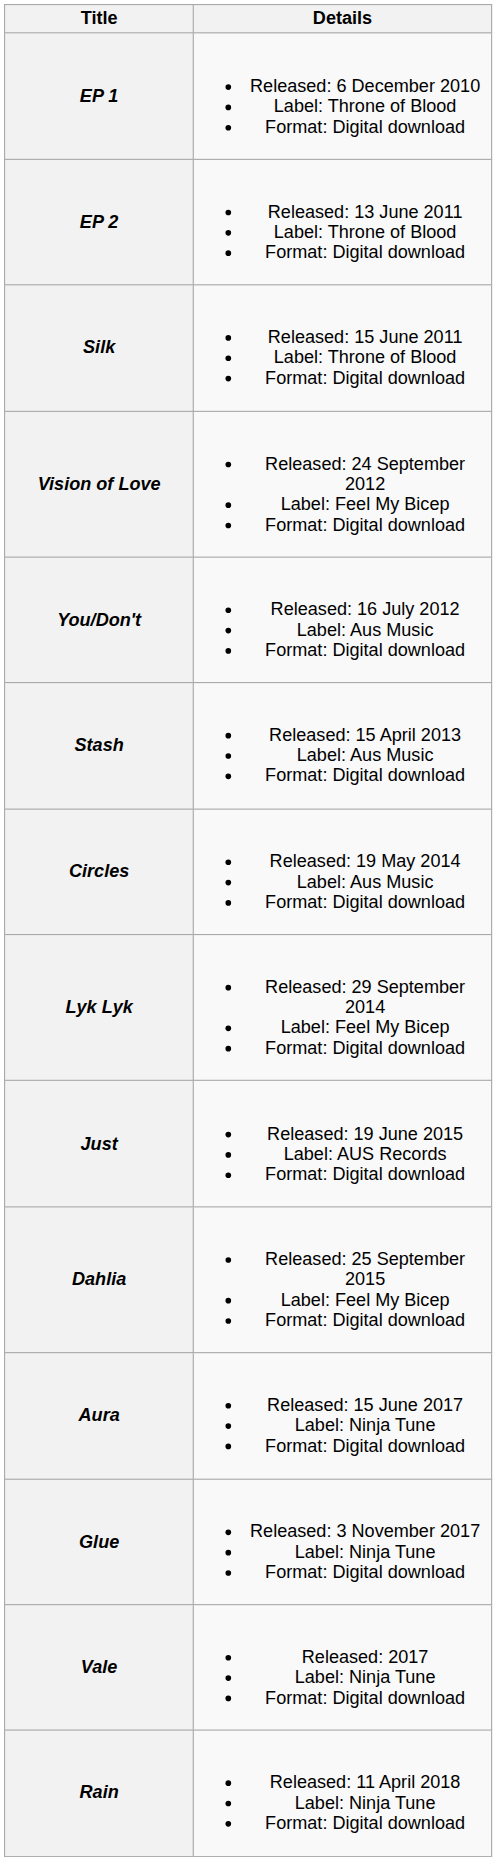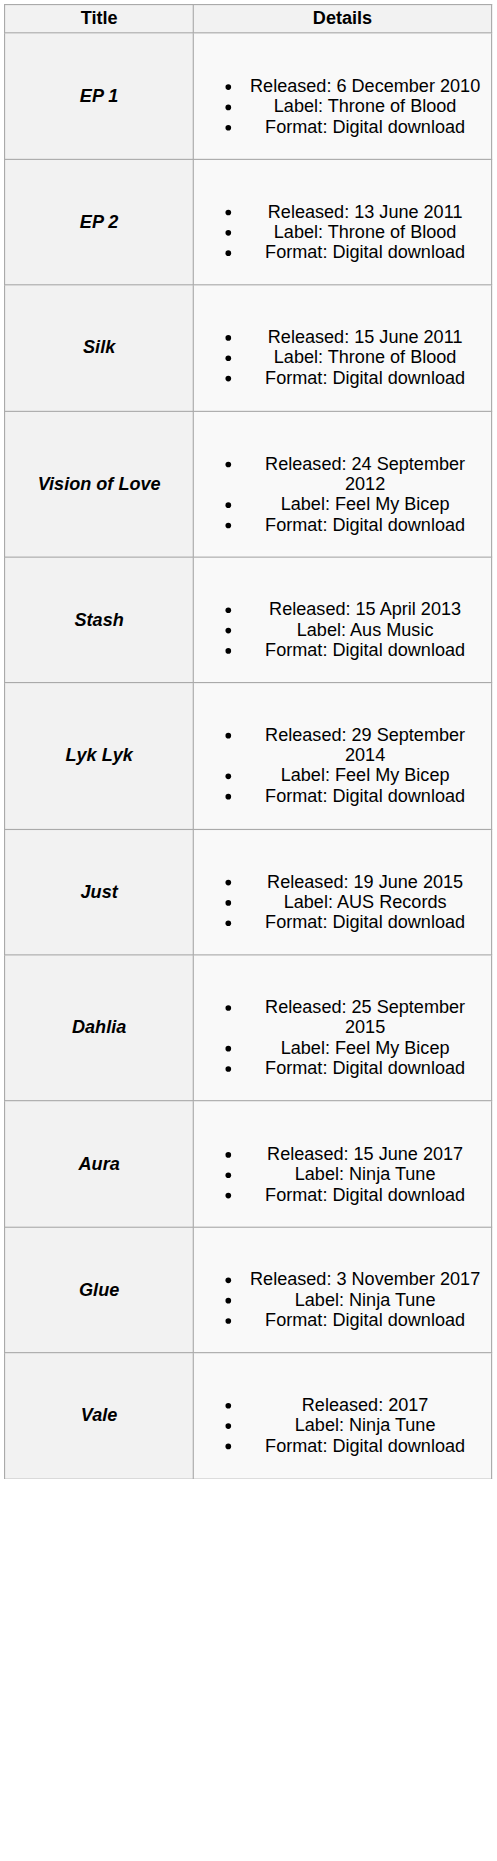- row: (99, 619)
- row: (99, 871)
- row: (99, 1793)
